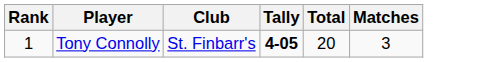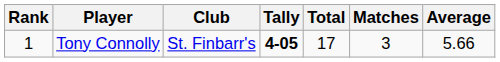+ column: (459, 17)
(326, 43) 20 -> (326, 43) 17
